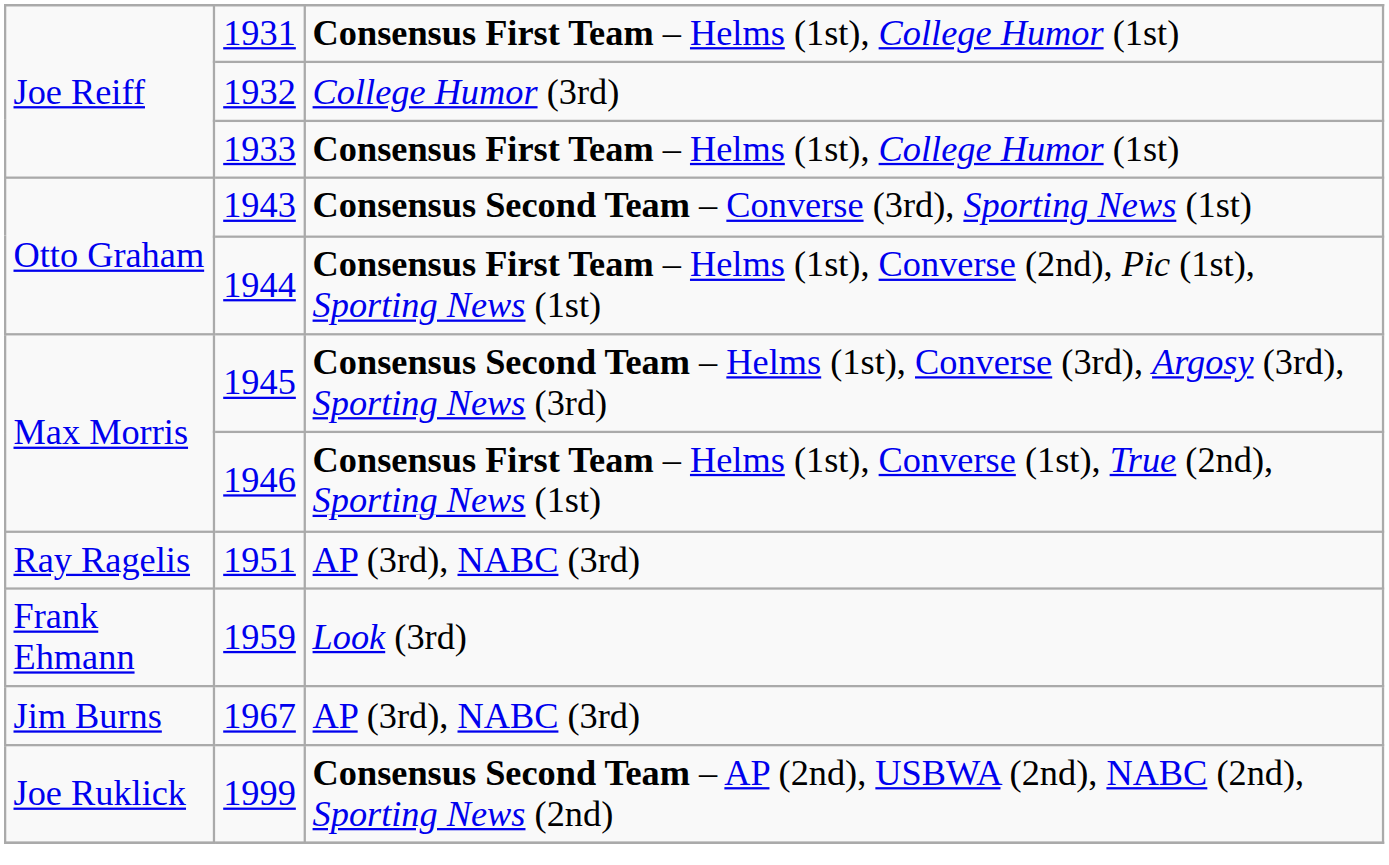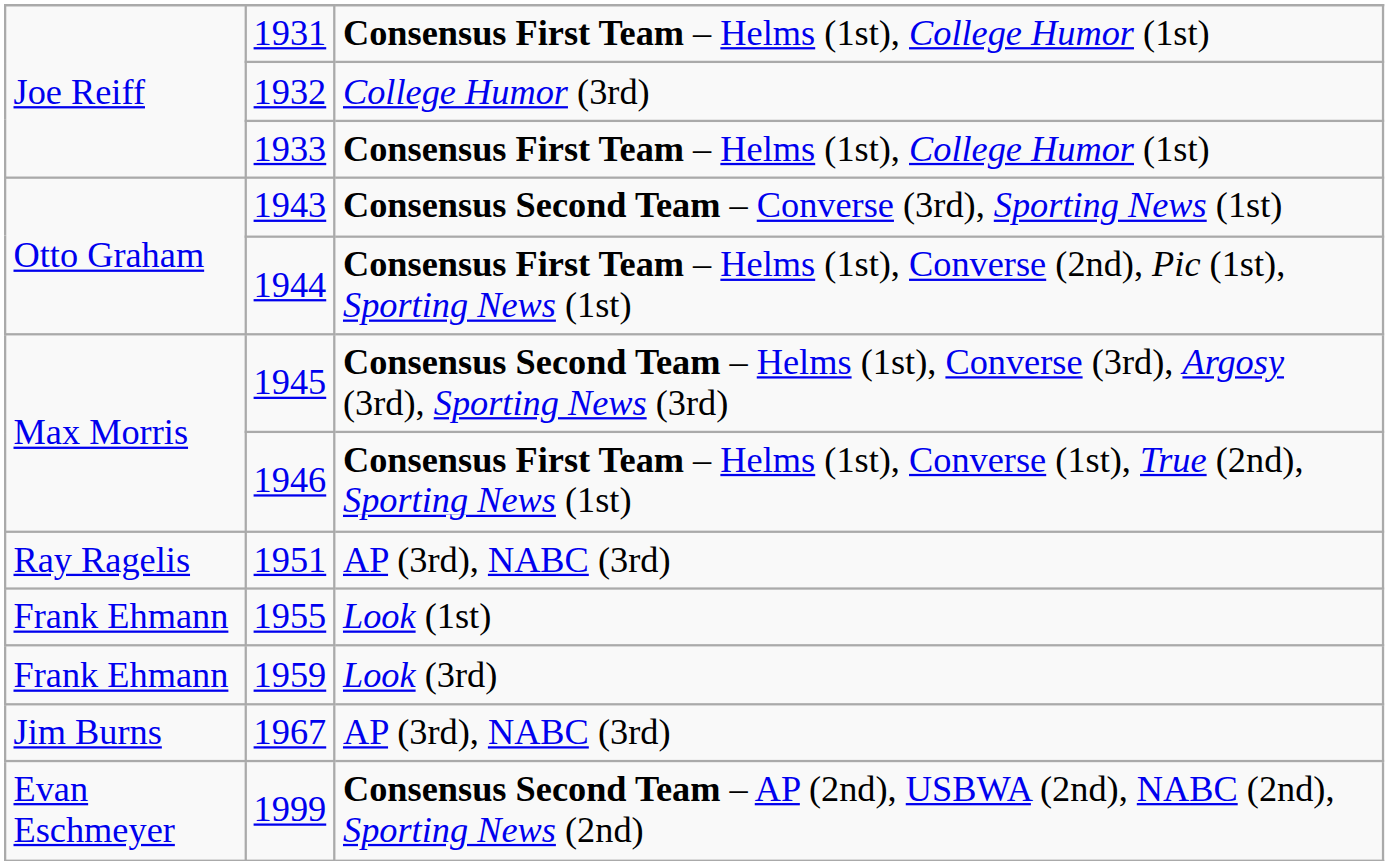+ row: (290, 616)
(100, 793) Joe Ruklick -> (94, 809) Evan Eschmeyer
